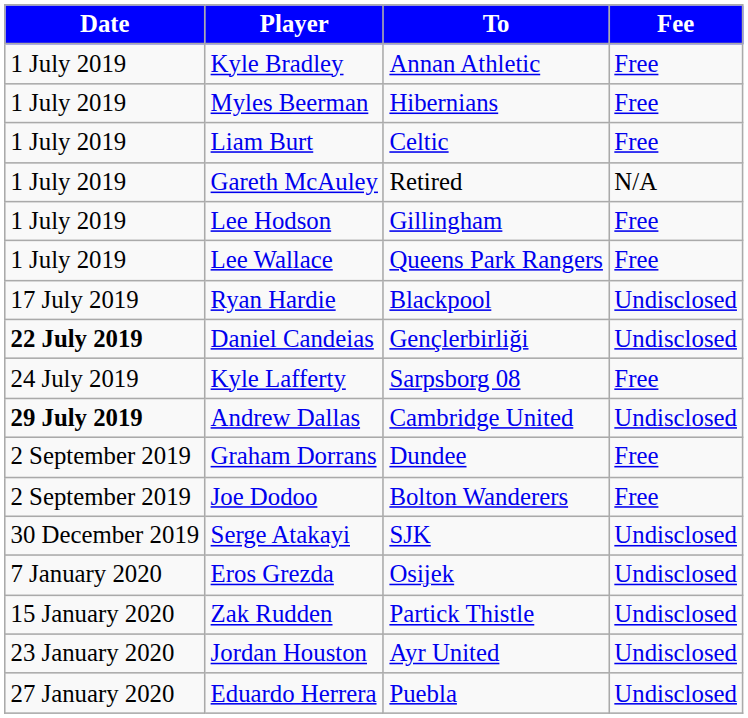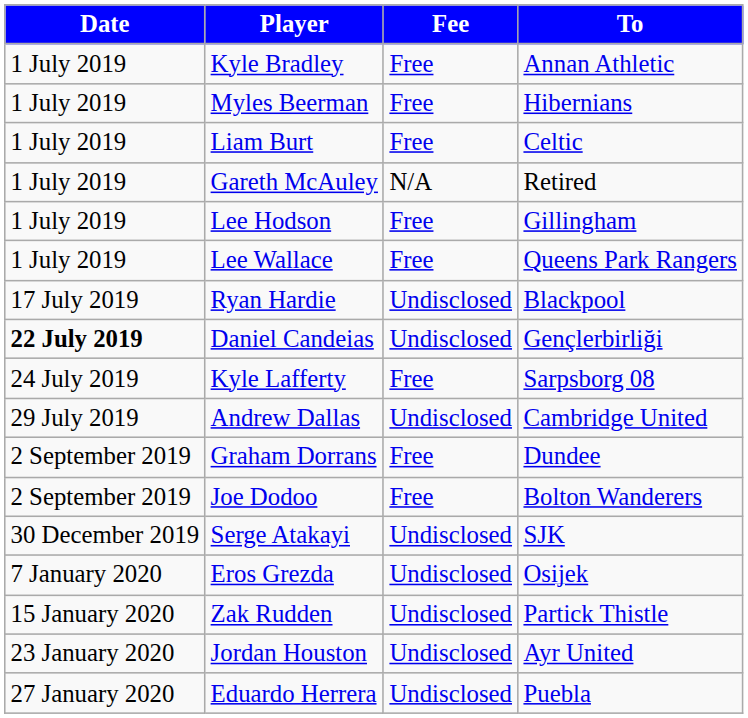columns swapped: (496, 24) <-> (676, 24)
(77, 417) bold -> (75, 417) normal
